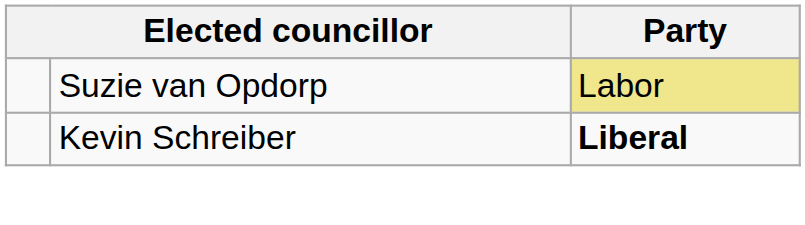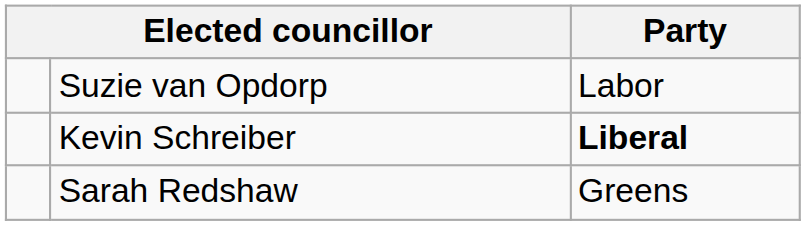(621, 85) khaki background -> (621, 85) no background
+ row: (178, 191)
